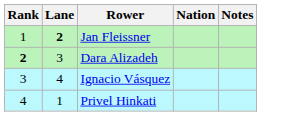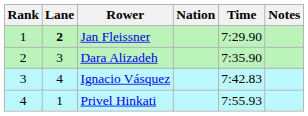+ column: (242, 15)
(23, 57) bold -> (23, 57) normal
